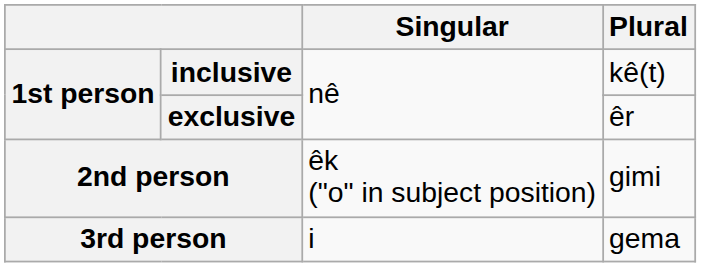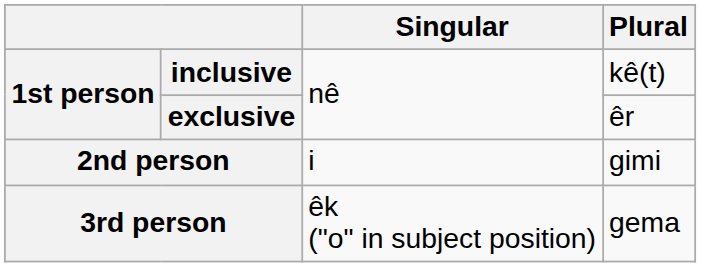(452, 177) êk ("o" in subject position) -> (311, 161) i
(311, 238) i -> (452, 222) êk ("o" in subject position)
